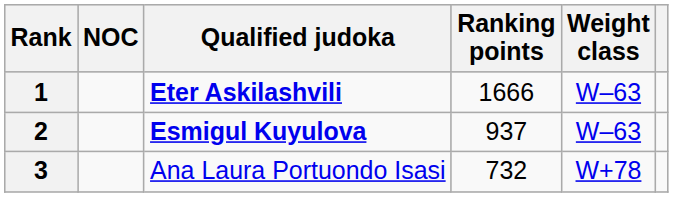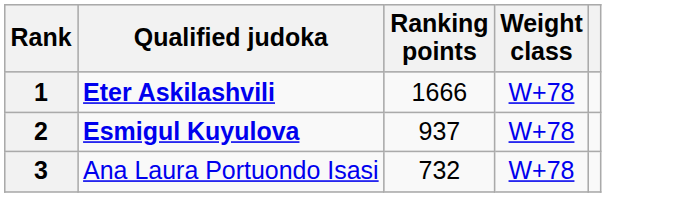- column: (111, 38)
(608, 91) W–63 -> (541, 91) W+78
(608, 131) W–63 -> (541, 131) W+78
